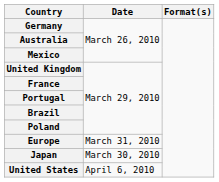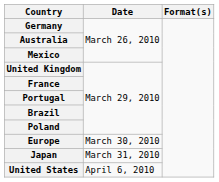(122, 141) March 31, 2010 -> (122, 141) March 30, 2010
(122, 156) March 30, 2010 -> (122, 156) March 31, 2010
